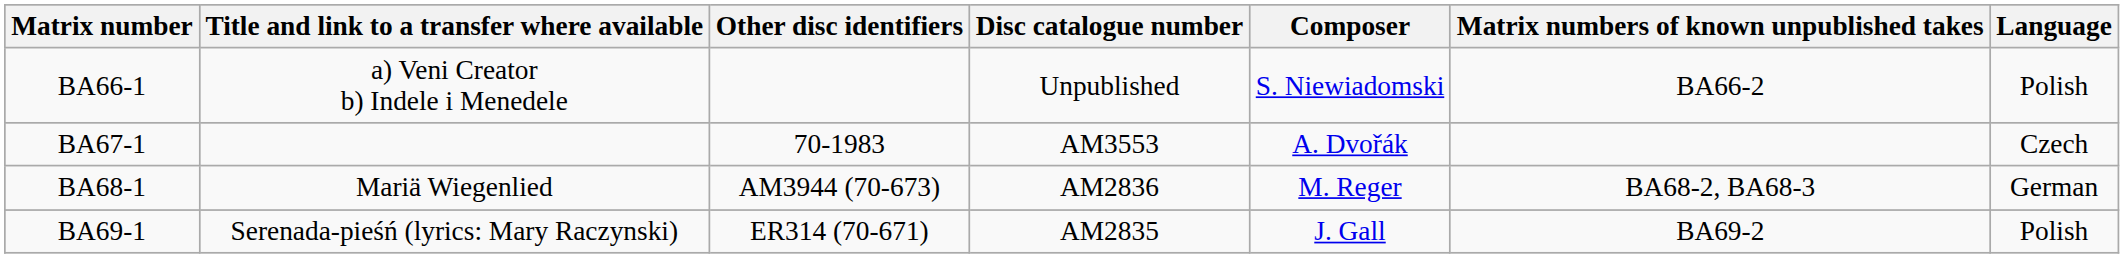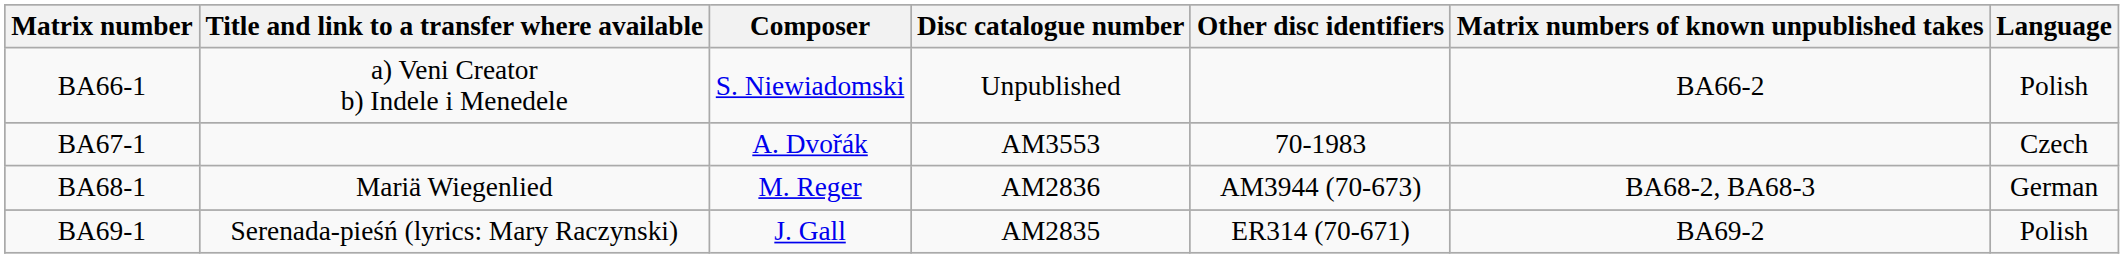columns swapped: (1350, 26) <-> (839, 26)
